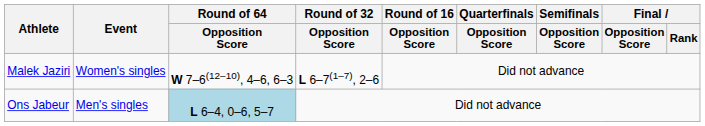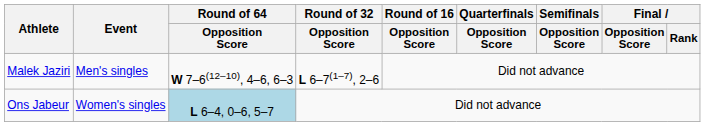(121, 72) Women's singles -> (112, 72) Men's singles
(112, 105) Men's singles -> (121, 105) Women's singles
